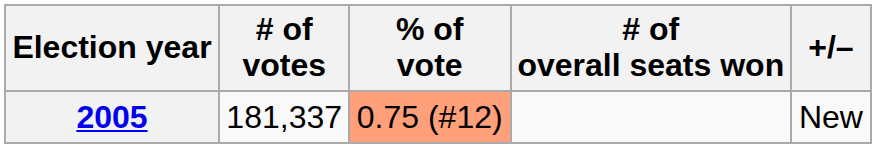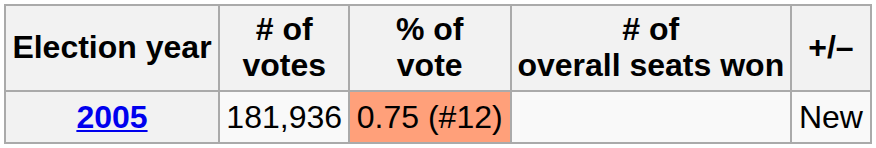(284, 116) 181,337 -> (284, 116) 181,936
